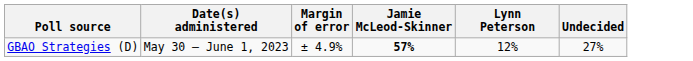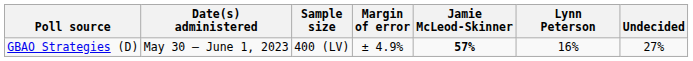+ column: (322, 21)
(507, 47) 12% -> (568, 47) 16%
